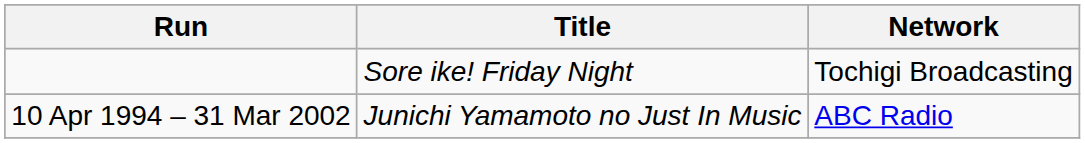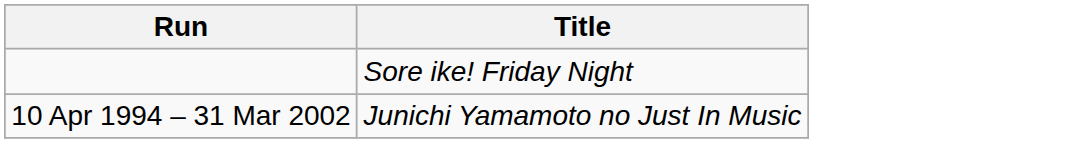- column: (944, 26)
